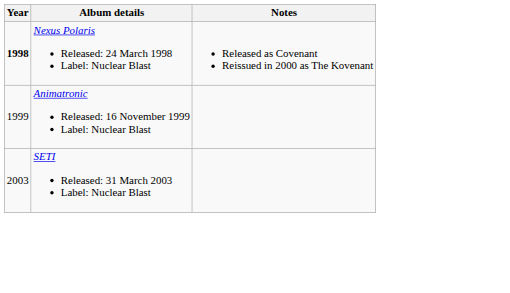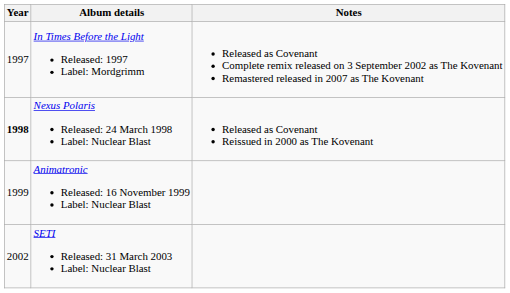+ row: (112, 54)
(18, 180) 2003 -> (18, 256) 2002
